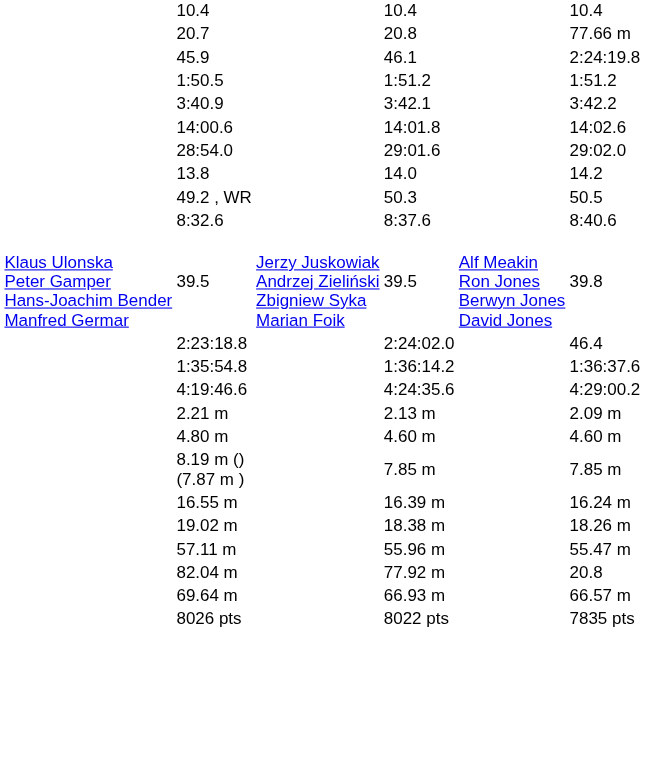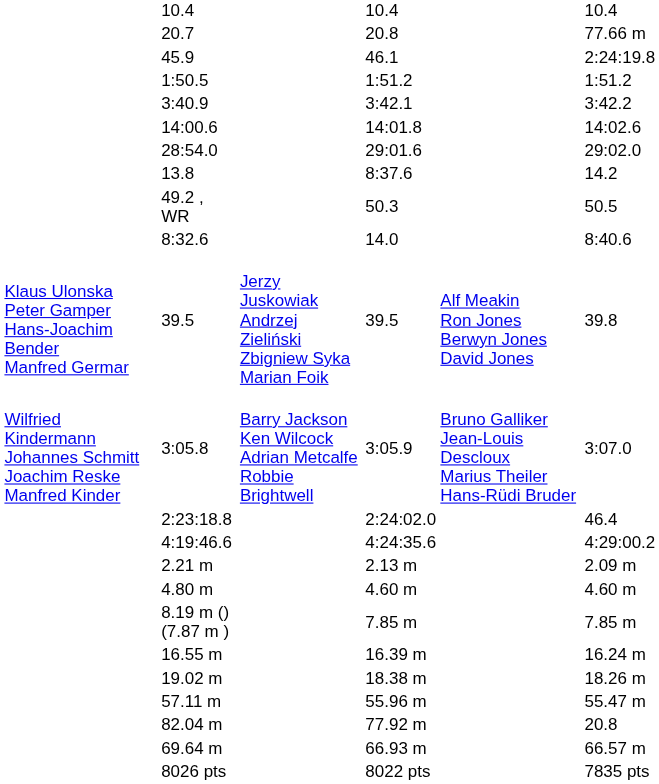(400, 173) 14.0 -> (389, 173) 8:37.6
(407, 220) 8:37.6 -> (382, 239) 14.0
+ row: (185, 448)
- row: (212, 366)
